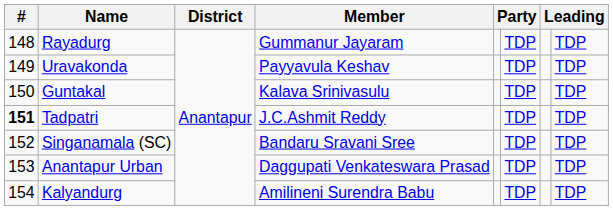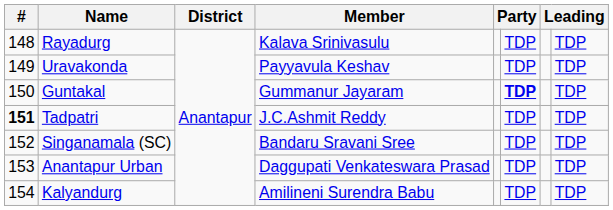(331, 42) Gummanur Jayaram -> (324, 42) Kalava Srinivasulu
(324, 92) Kalava Srinivasulu -> (331, 92) Gummanur Jayaram
(520, 92) normal -> (520, 92) bold
